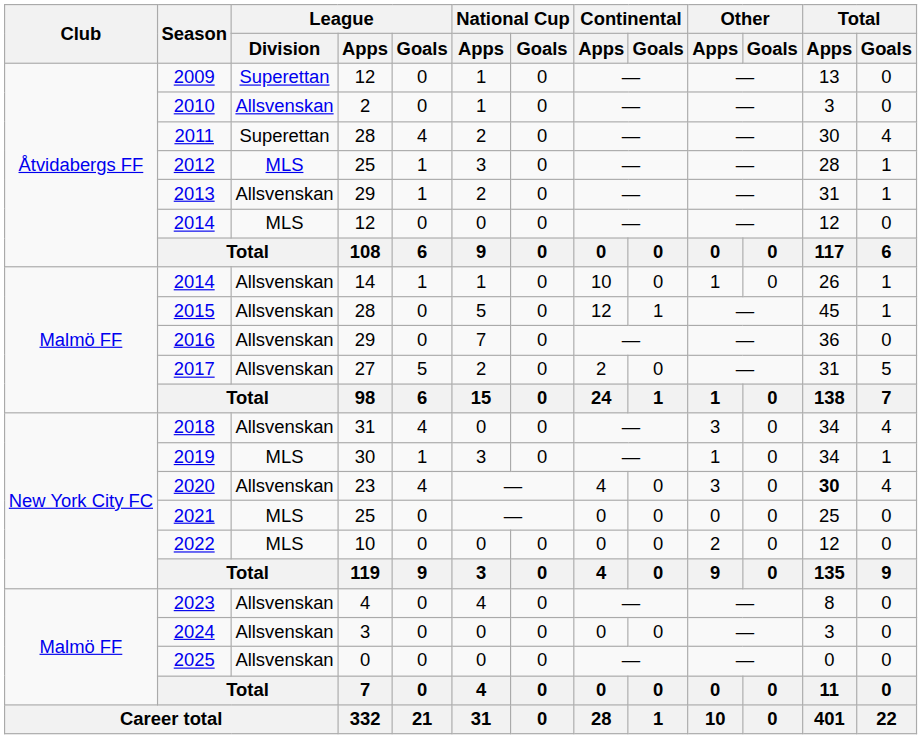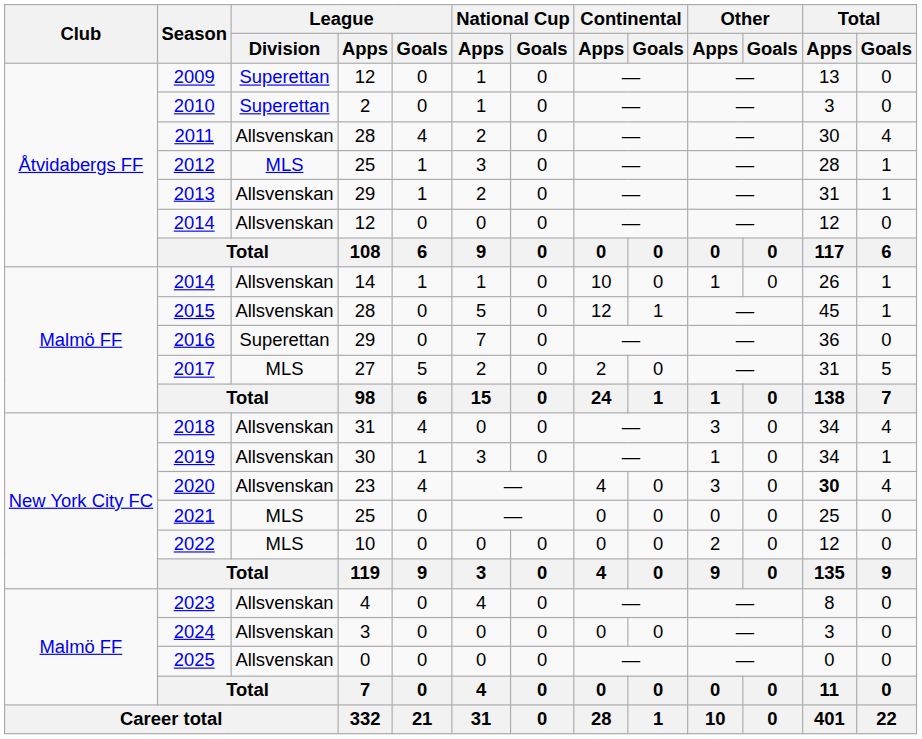(285, 106) Allsvenskan -> (285, 106) Superettan
(285, 135) Superettan -> (285, 135) Allsvenskan
(285, 223) MLS -> (285, 223) Allsvenskan
(285, 340) Allsvenskan -> (285, 340) Superettan
(285, 369) Allsvenskan -> (285, 369) MLS
(285, 456) MLS -> (285, 456) Allsvenskan
